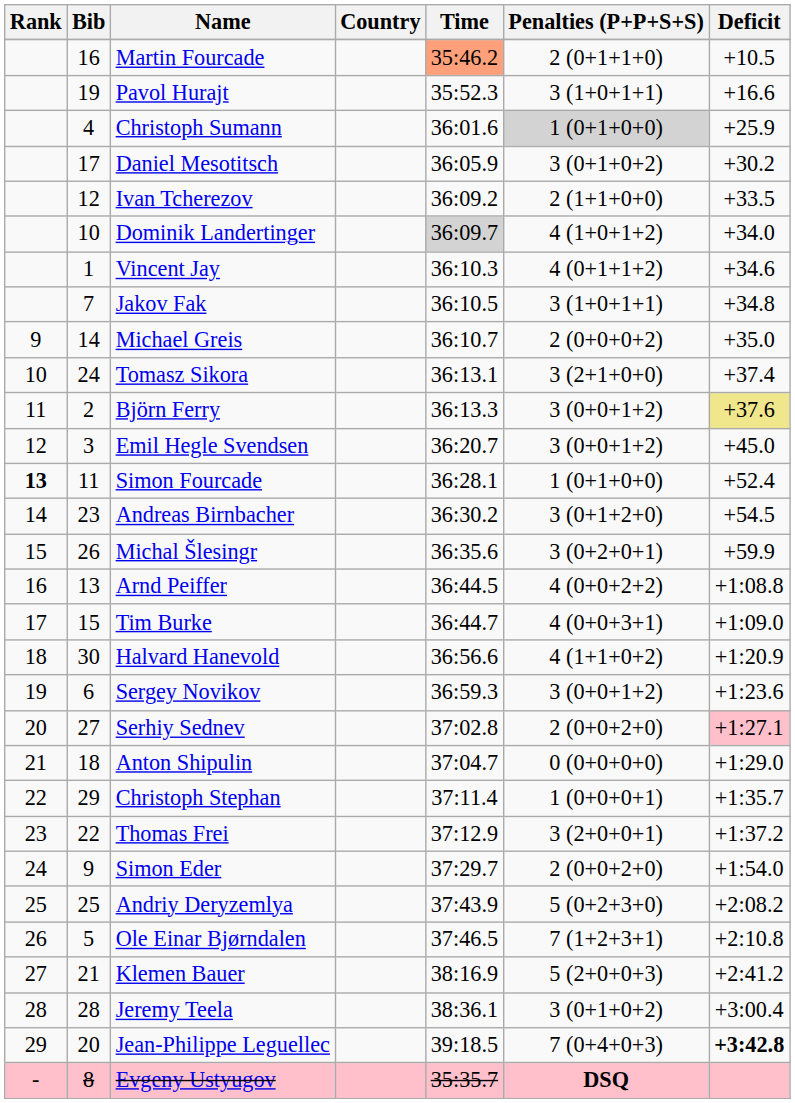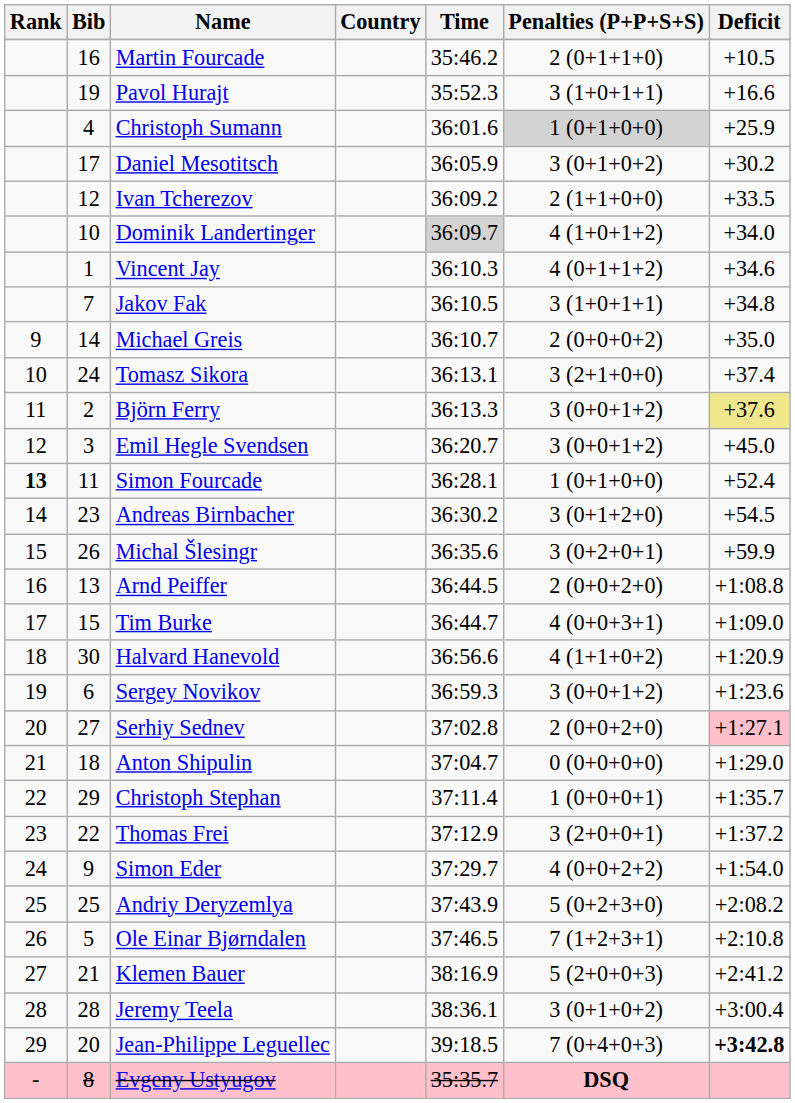(464, 57) lightsalmon background -> (464, 57) no background
(606, 586) 4 (0+0+2+2) -> (606, 586) 2 (0+0+2+0)
(606, 868) 2 (0+0+2+0) -> (606, 868) 4 (0+0+2+2)
